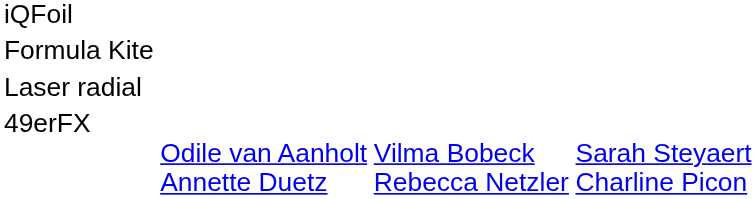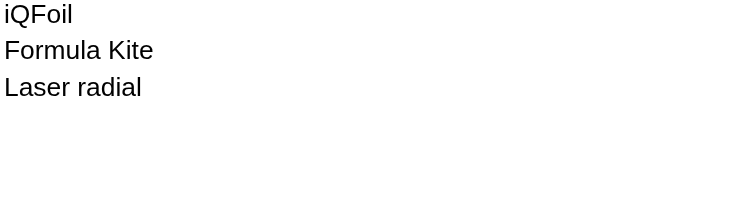- row: (47, 123)
